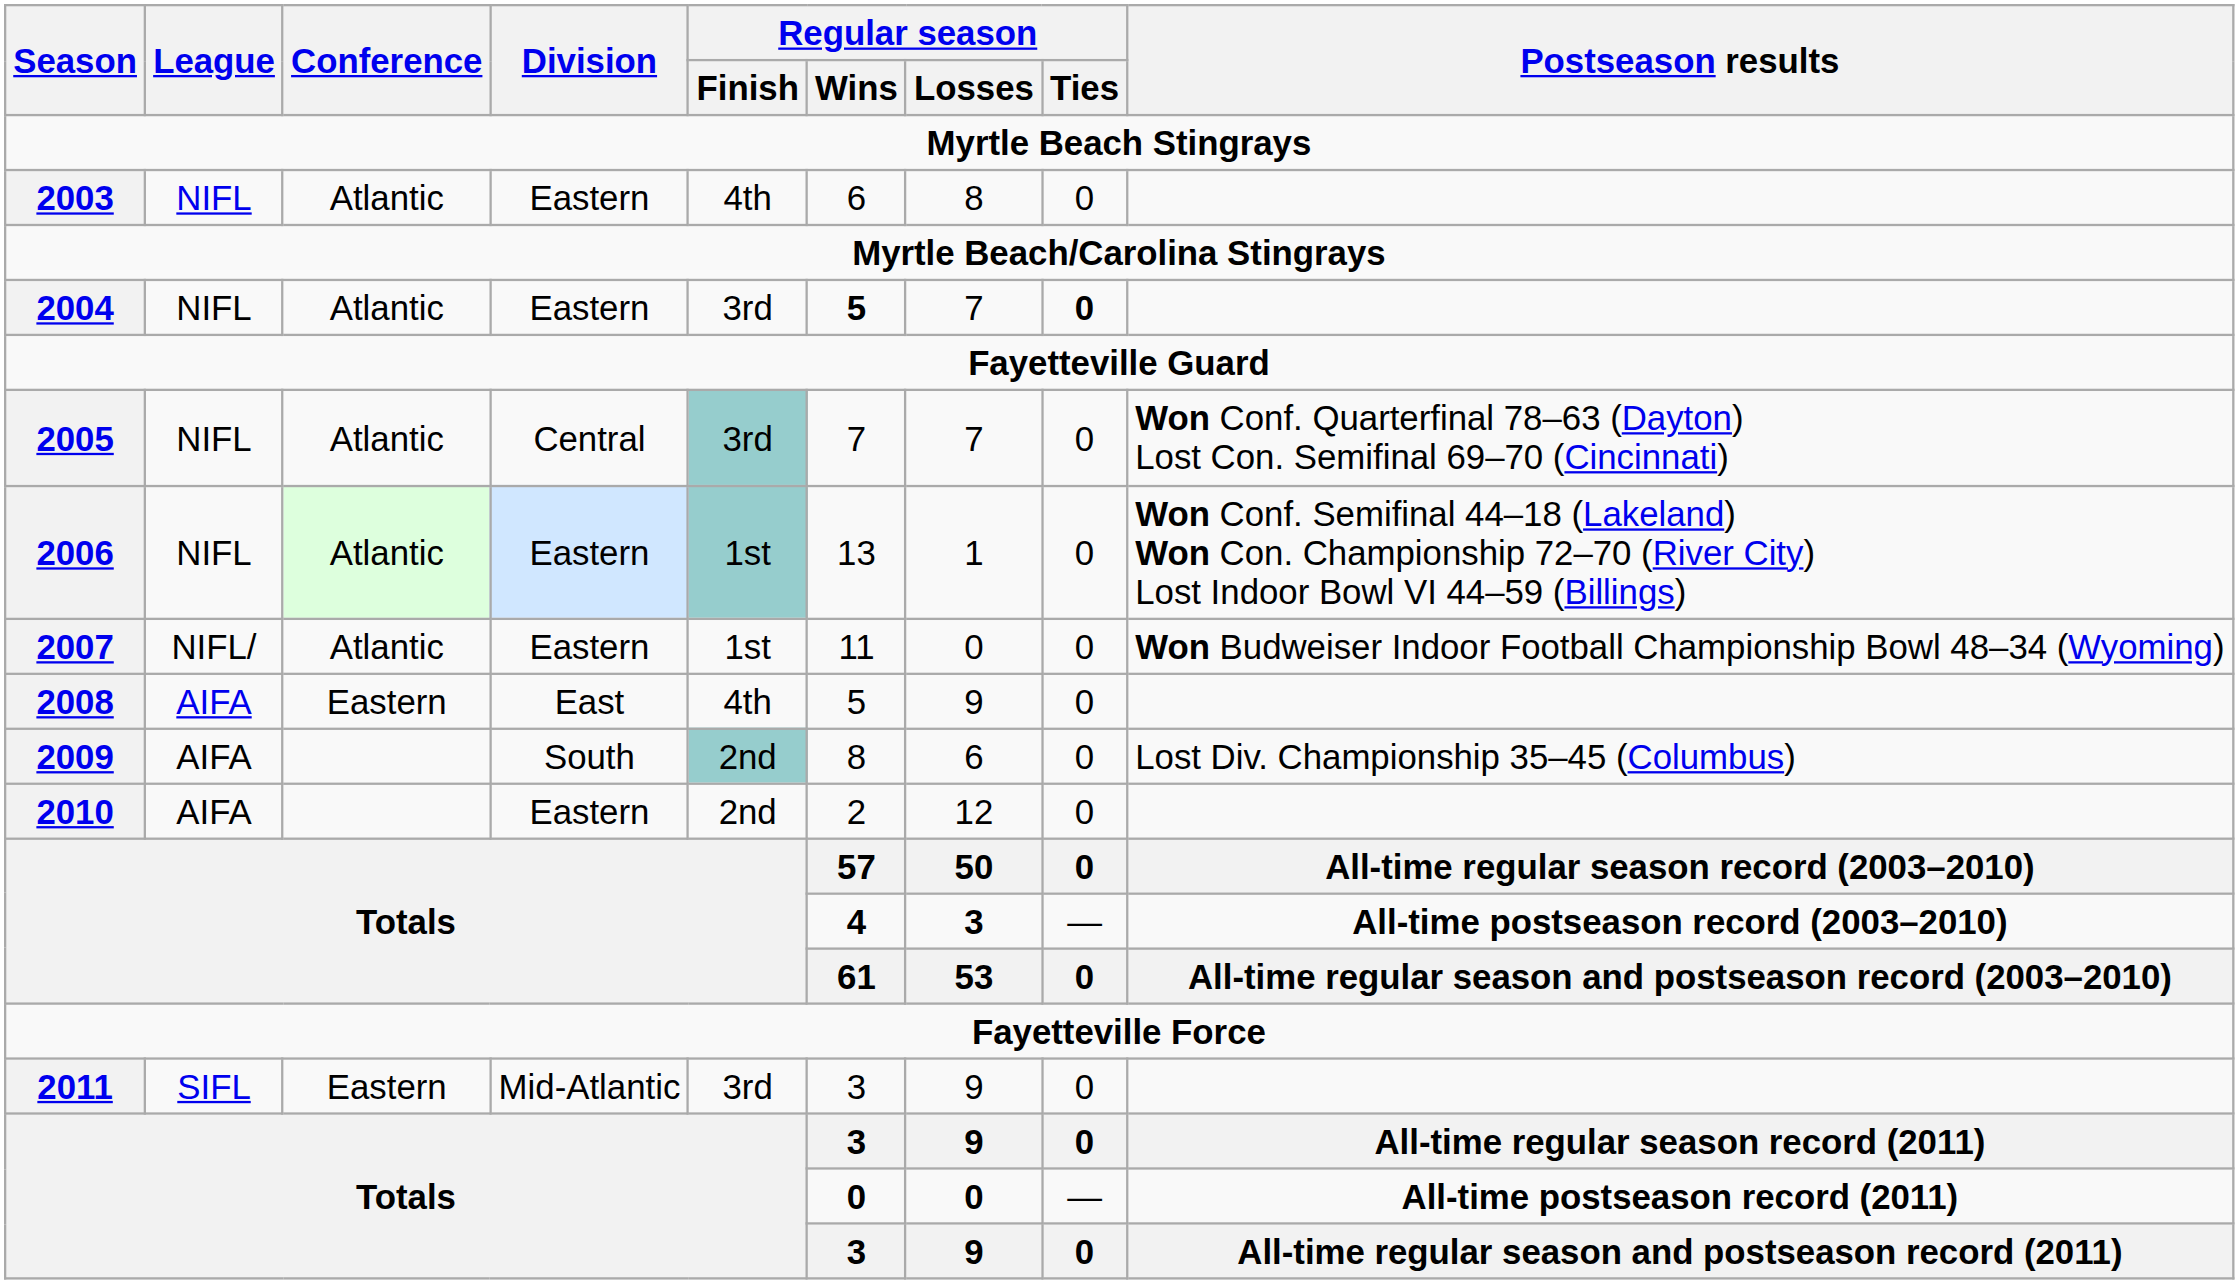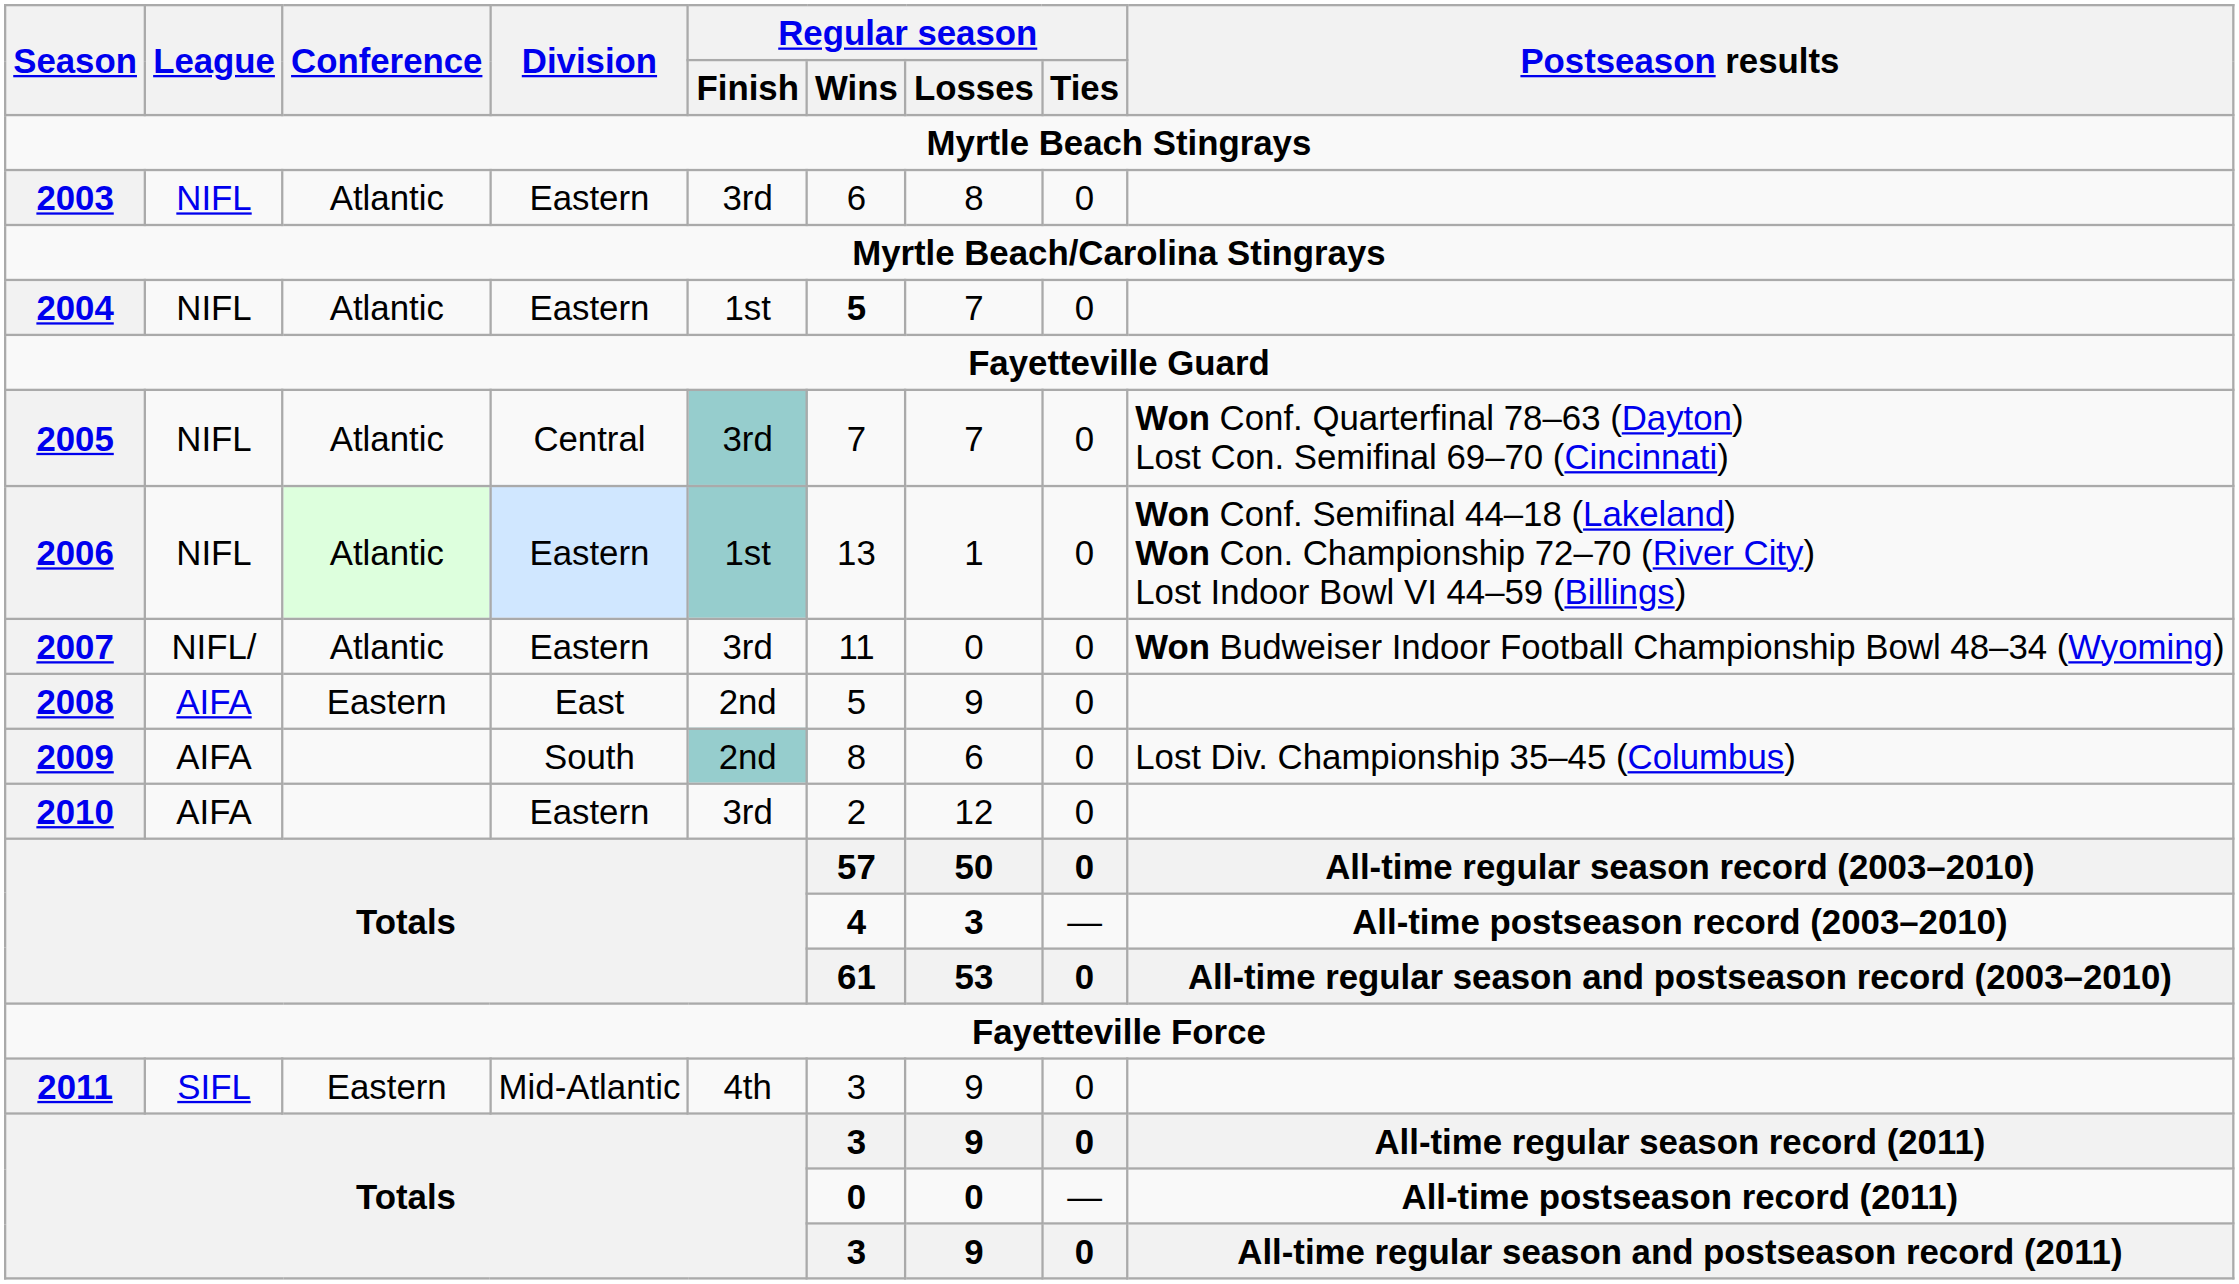(748, 198) 4th -> (748, 198) 3rd
(748, 308) 3rd -> (748, 308) 1st
(1085, 308) bold -> (1085, 308) normal
(748, 646) 1st -> (748, 646) 3rd
(748, 701) 4th -> (748, 701) 2nd
(748, 811) 2nd -> (748, 811) 3rd
(748, 1086) 3rd -> (748, 1086) 4th
